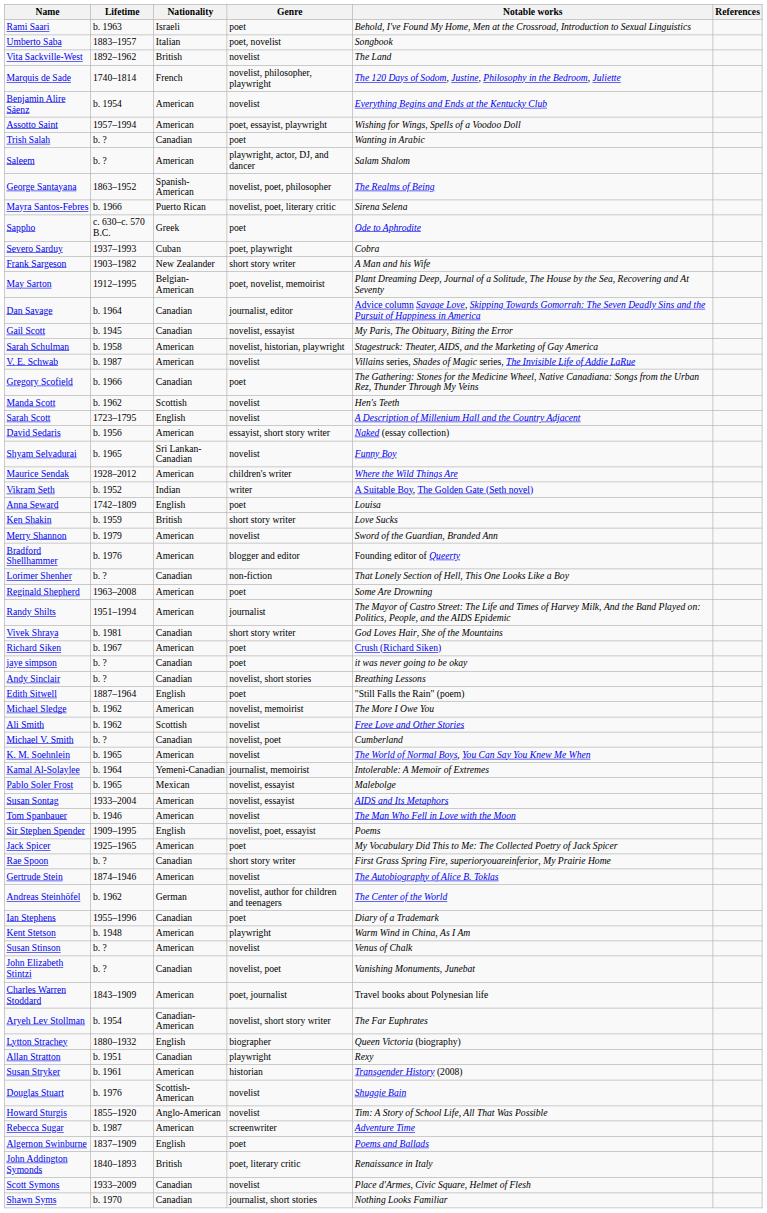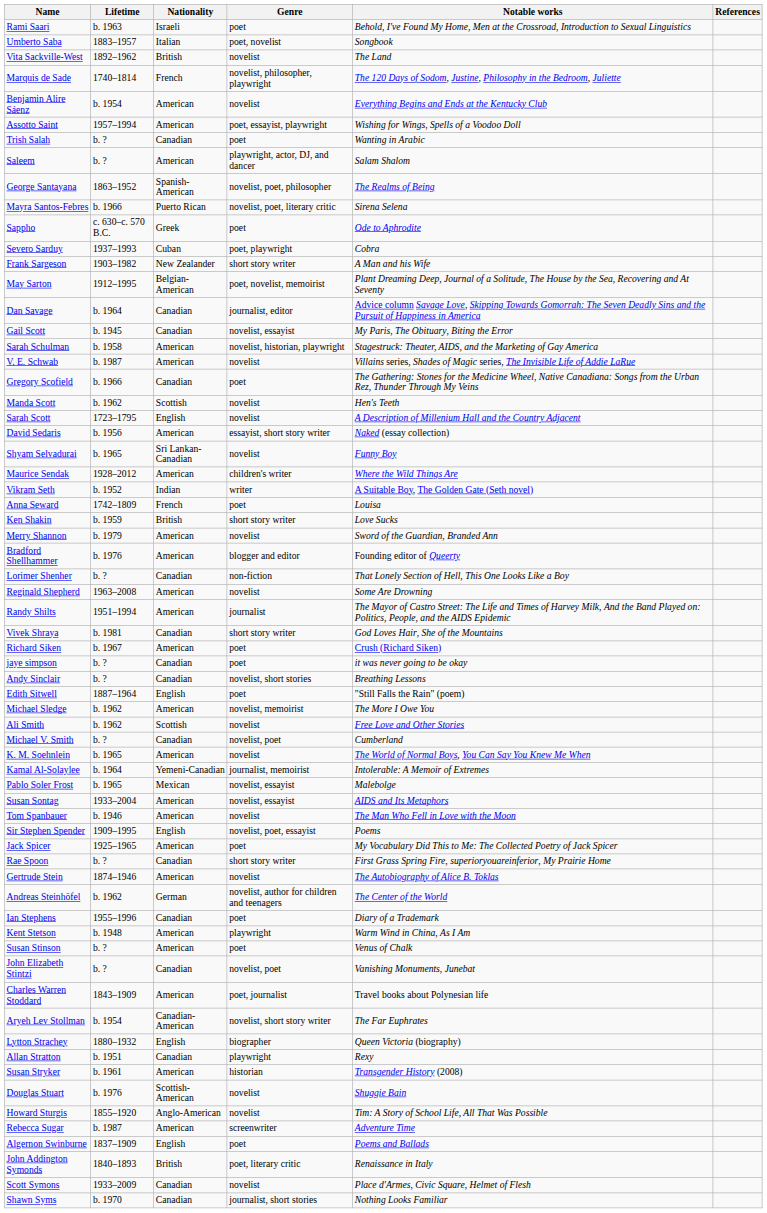(171, 505) English -> (169, 505) French
(238, 592) poet -> (244, 592) novelist
(244, 948) novelist -> (238, 948) poet
